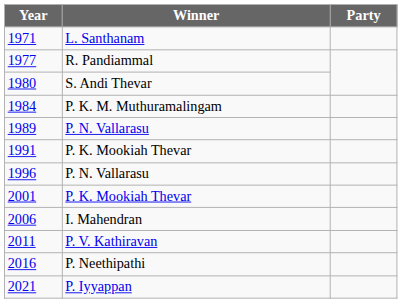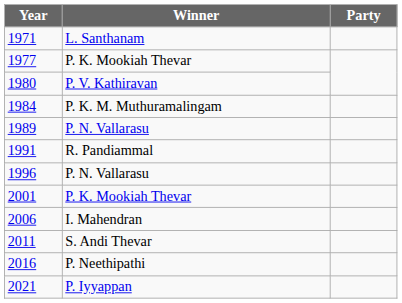(109, 60) R. Pandiammal -> (128, 60) P. K. Mookiah Thevar
(108, 83) S. Andi Thevar -> (111, 83) P. V. Kathiravan
(128, 151) P. K. Mookiah Thevar -> (109, 151) R. Pandiammal
(111, 241) P. V. Kathiravan -> (108, 241) S. Andi Thevar
